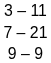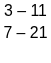- row: (25, 54)
